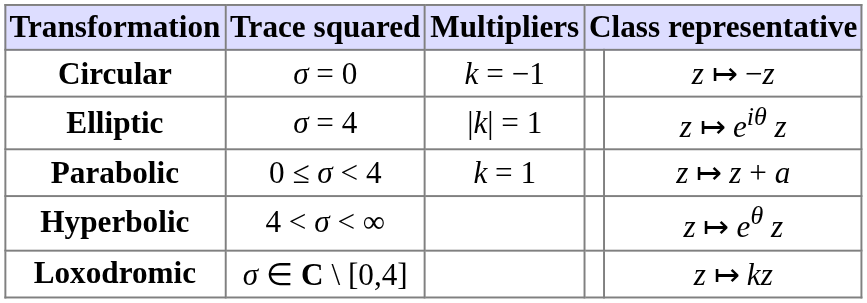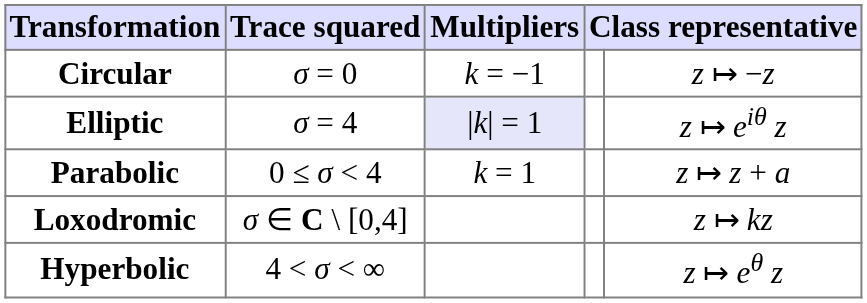(505, 122) no background -> (505, 122) lavender background
rows swapped: (115, 222) <-> (115, 272)
